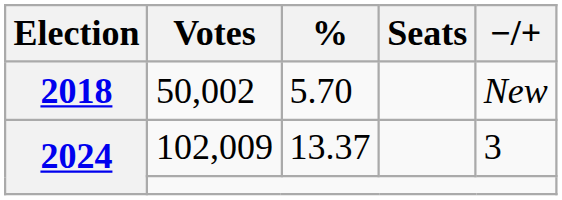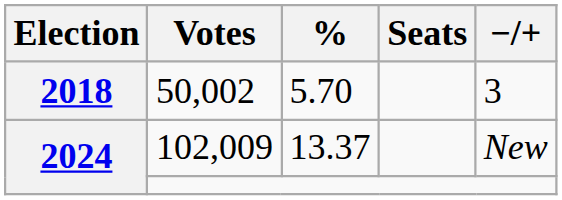(516, 90) New -> (493, 90) 3
(493, 147) 3 -> (516, 147) New
